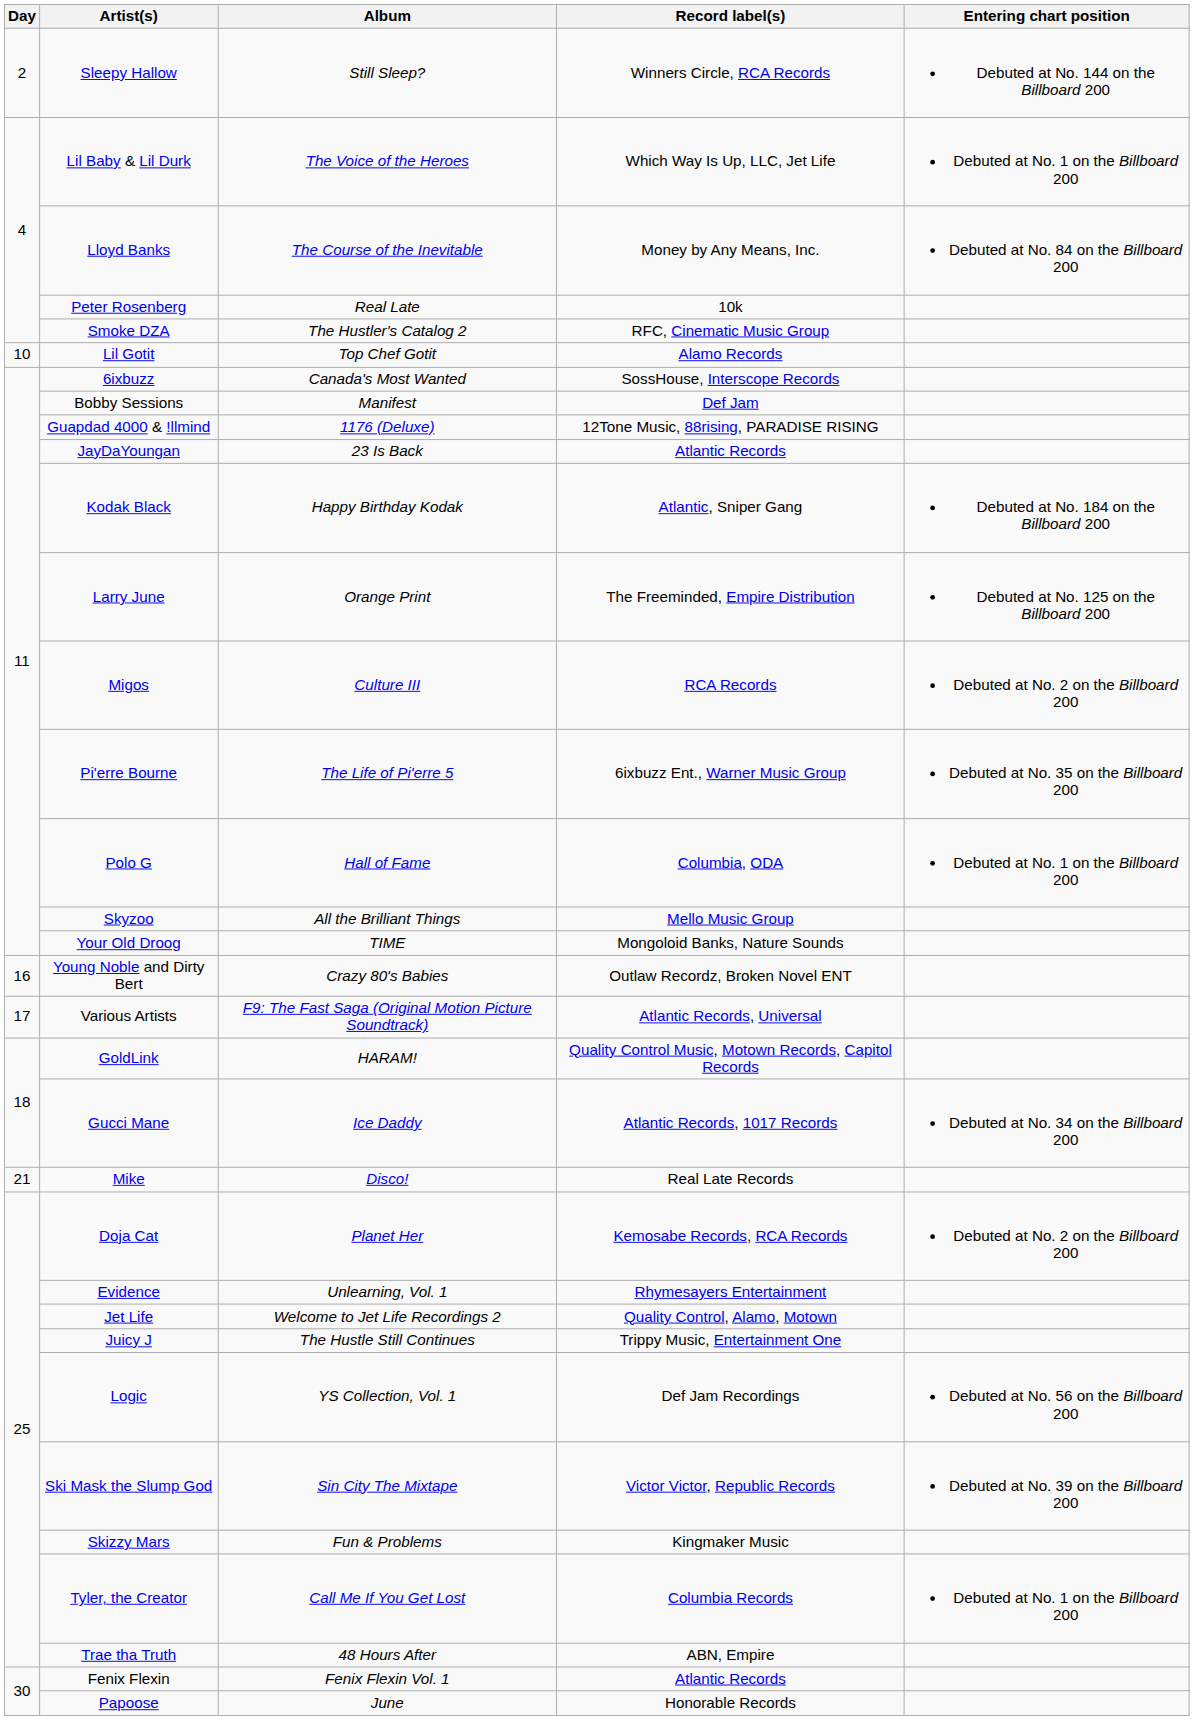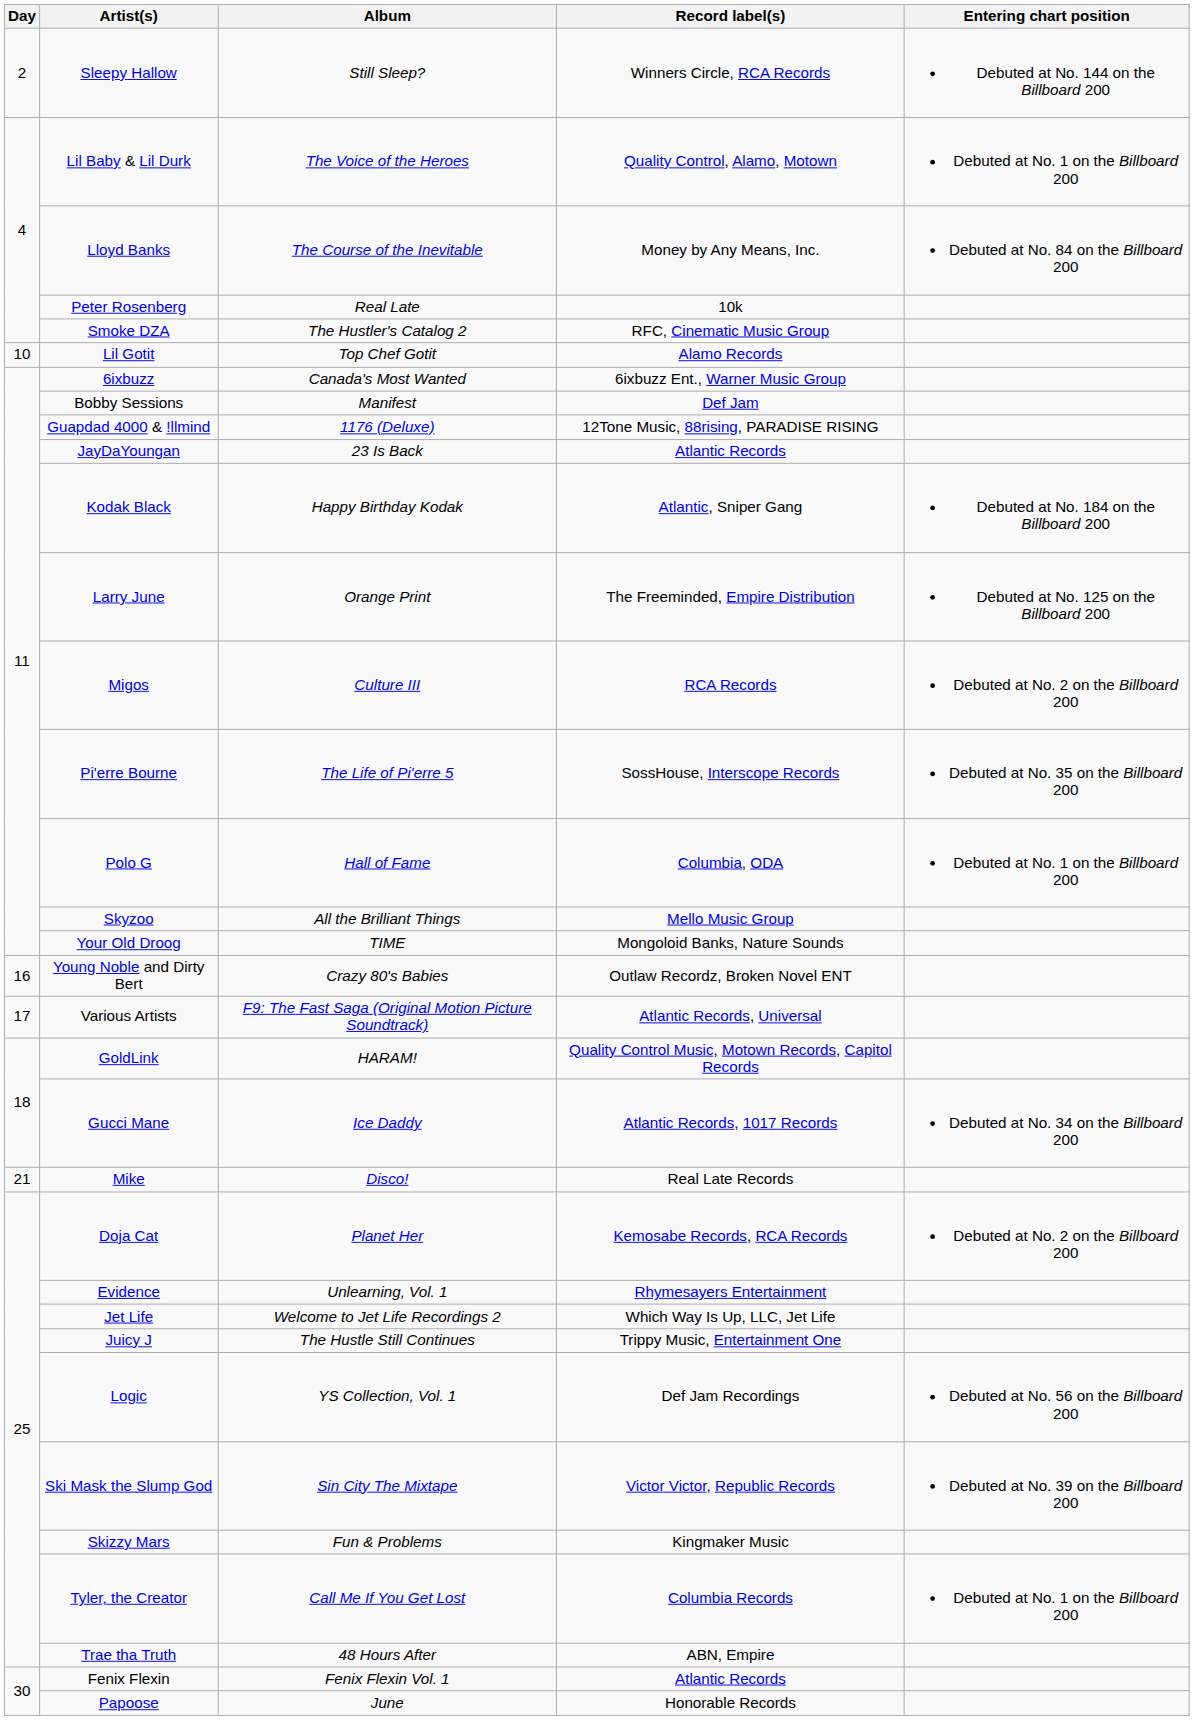(730, 161) Which Way Is Up, LLC, Jet Life -> (730, 161) Quality Control, Alamo, Motown
(730, 379) SossHouse, Interscope Records -> (730, 379) 6ixbuzz Ent., Warner Music Group
(730, 773) 6ixbuzz Ent., Warner Music Group -> (730, 773) SossHouse, Interscope Records
(730, 1316) Quality Control, Alamo, Motown -> (730, 1316) Which Way Is Up, LLC, Jet Life
